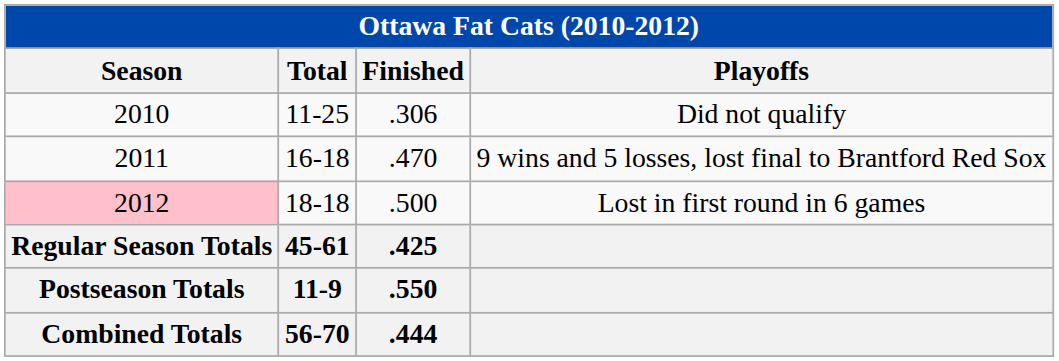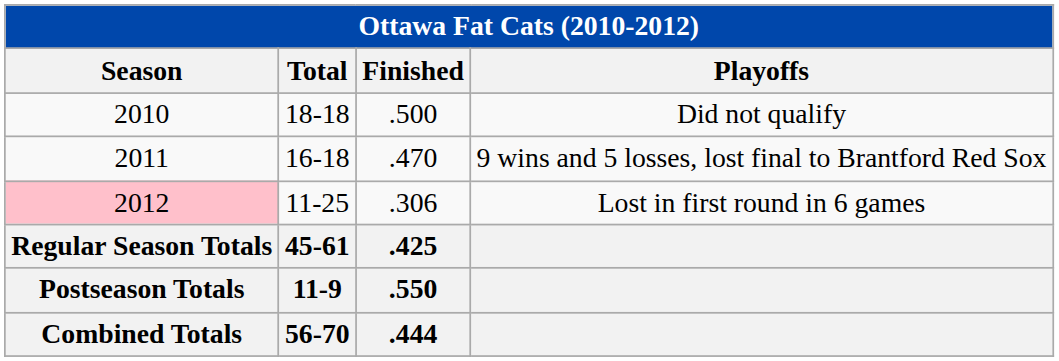(317, 114) 11-25 -> (317, 114) 18-18
(413, 114) .306 -> (413, 114) .500
(317, 202) 18-18 -> (317, 202) 11-25
(413, 202) .500 -> (413, 202) .306
